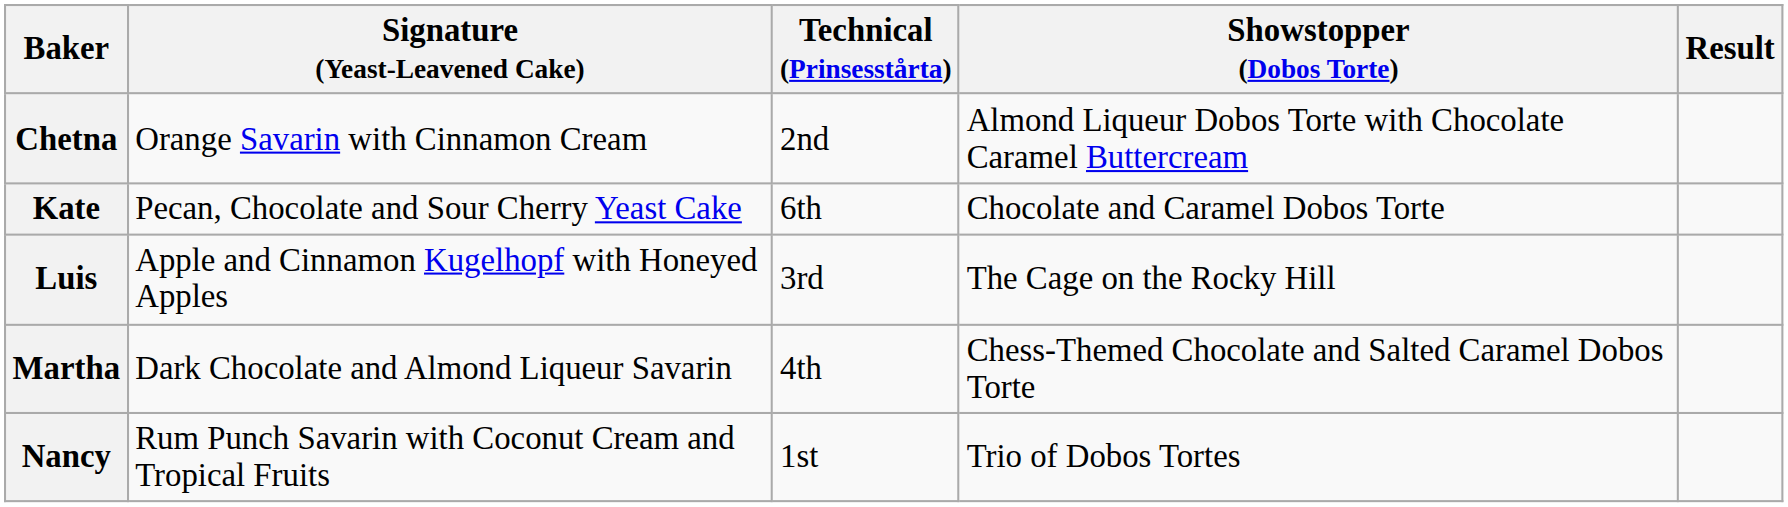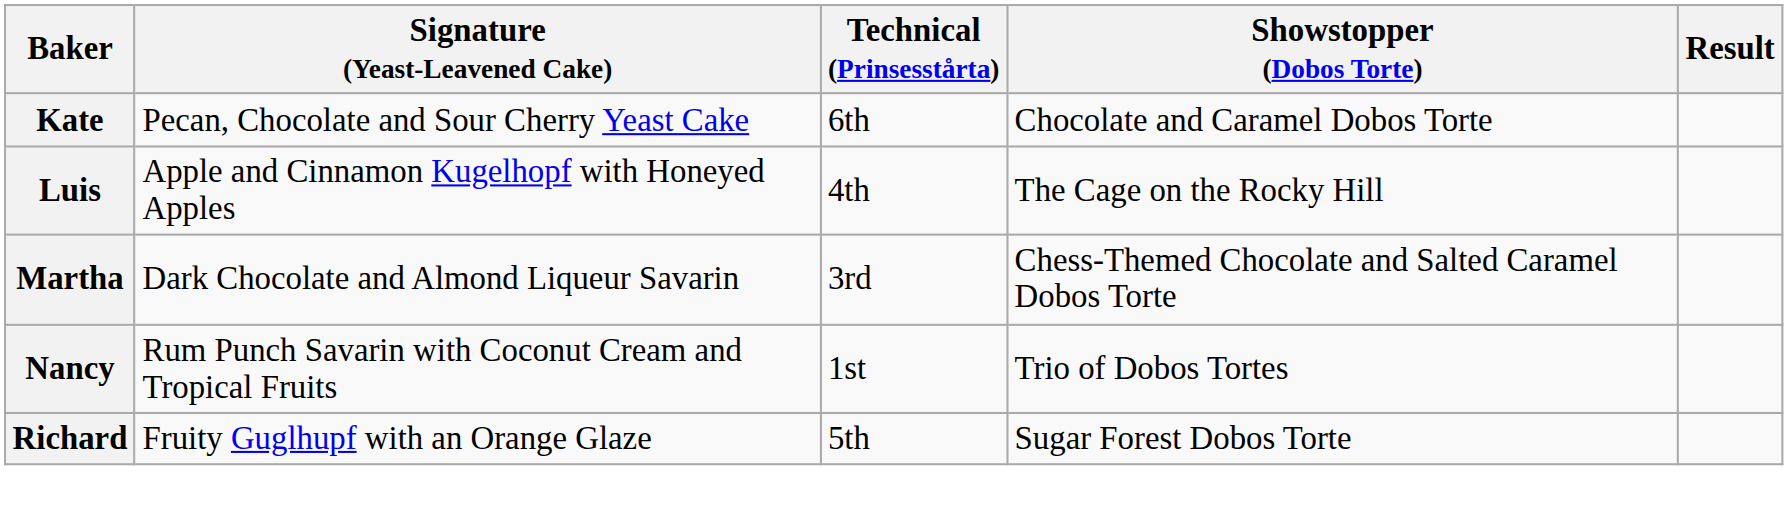- row: (66, 137)
(802, 278) 3rd -> (849, 189) 4th
(801, 367) 4th -> (850, 278) 3rd
+ row: (70, 438)
